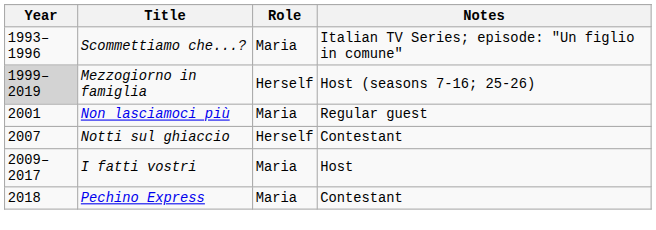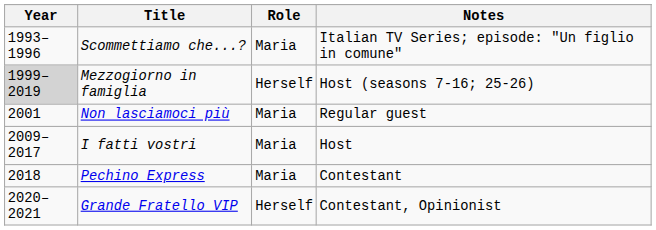- row: (155, 137)
+ row: (159, 206)
